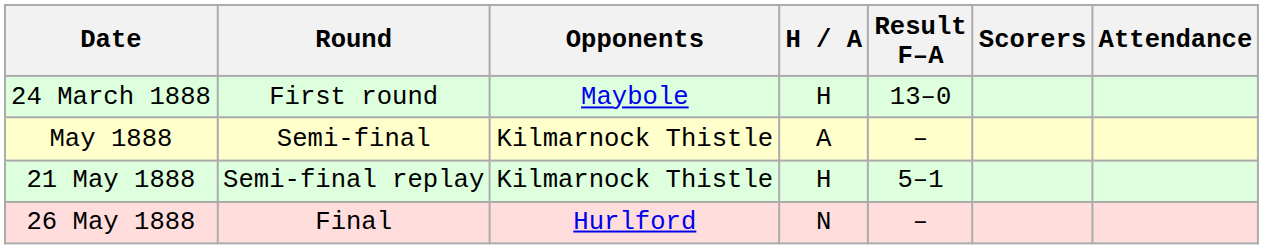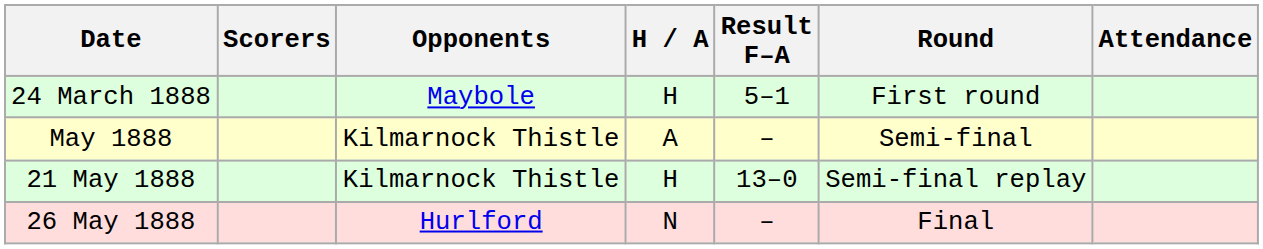columns swapped: (354, 41) <-> (1033, 41)
(921, 97) 13–0 -> (767, 97) 5–1
(921, 181) 5–1 -> (767, 181) 13–0
